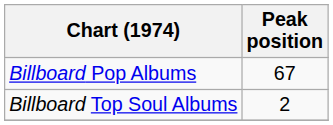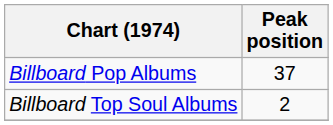(285, 73) 67 -> (285, 73) 37
